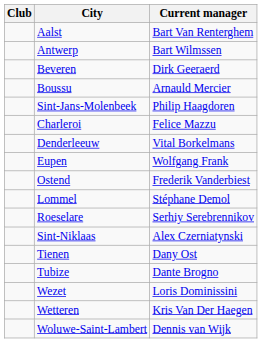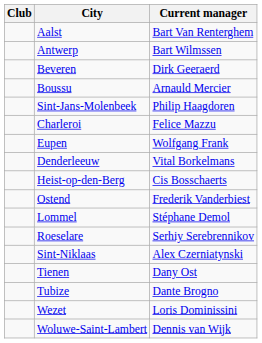rows swapped: (68, 143) <-> (52, 161)
+ row: (81, 180)
- row: (58, 310)
